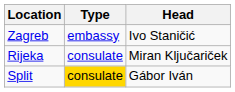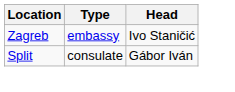- row: (25, 55)
(95, 76) gold background -> (95, 55) no background
